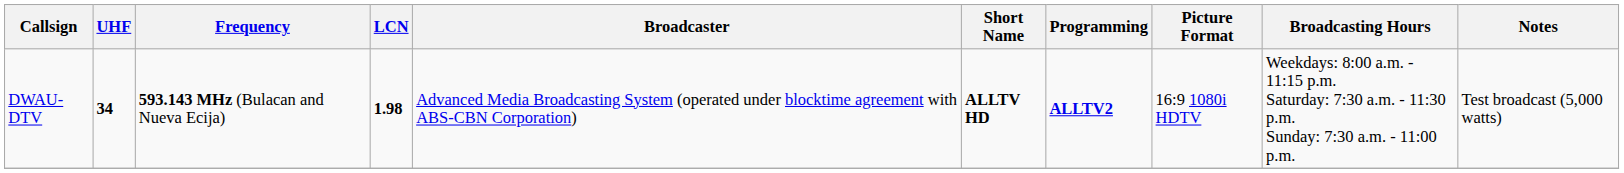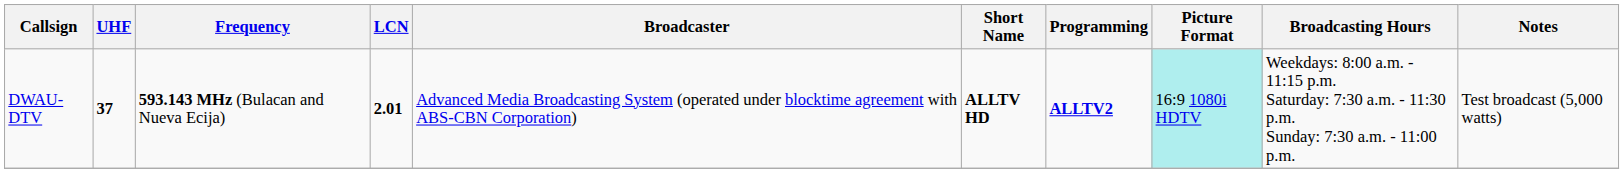(105, 108) 34 -> (105, 108) 37
(388, 108) 1.98 -> (388, 108) 2.01
(1191, 108) no background -> (1191, 108) paleturquoise background
